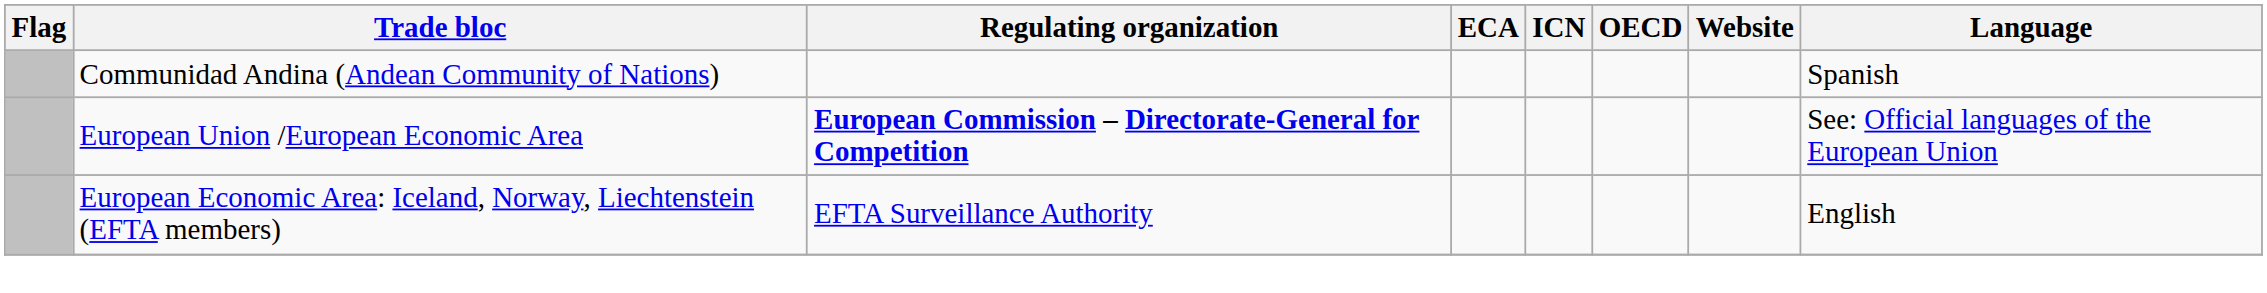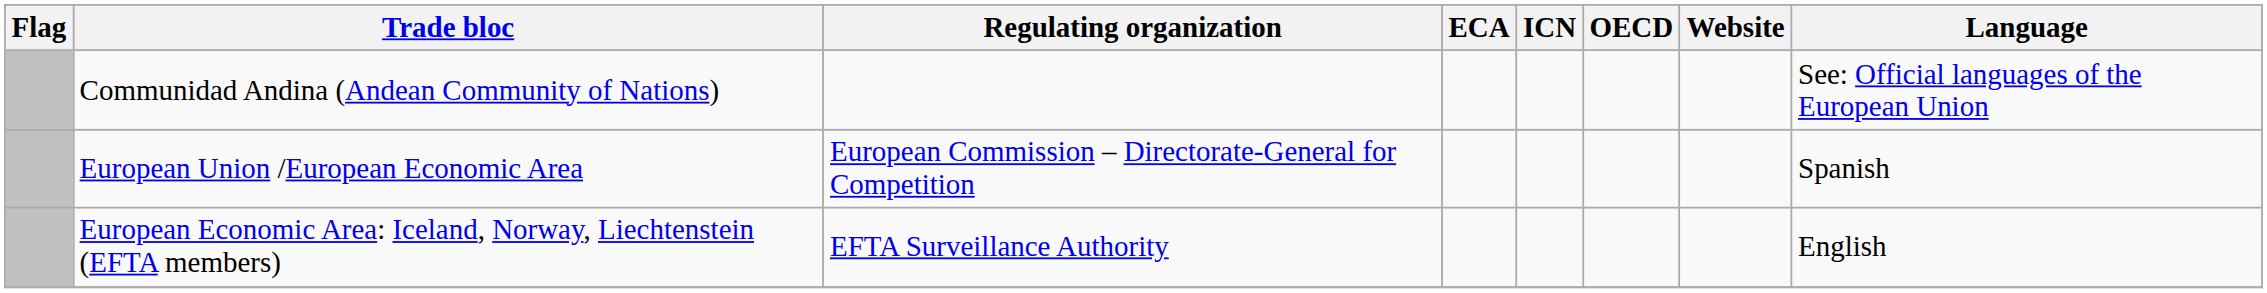(1853, 73) Spanish -> (1970, 89) See: Official languages of the European Union
(1117, 135) bold -> (1113, 168) normal
(1979, 135) See: Official languages of the European Union -> (1844, 168) Spanish
